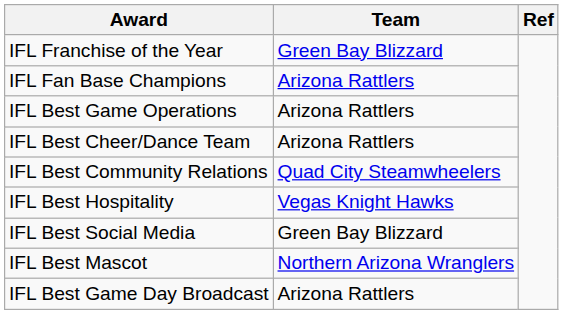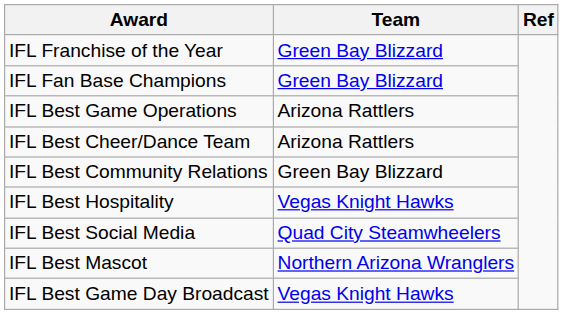(346, 80) Arizona Rattlers -> (360, 80) Green Bay Blizzard
(389, 171) Quad City Steamwheelers -> (360, 171) Green Bay Blizzard
(360, 232) Green Bay Blizzard -> (389, 232) Quad City Steamwheelers
(346, 293) Arizona Rattlers -> (366, 293) Vegas Knight Hawks
